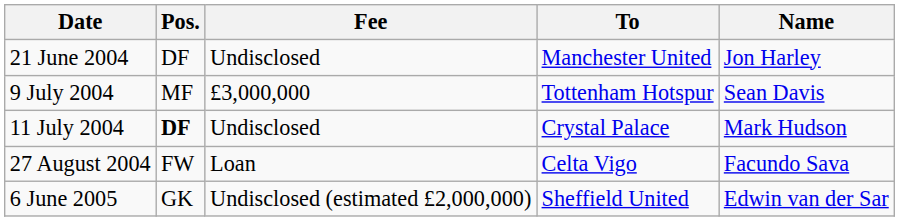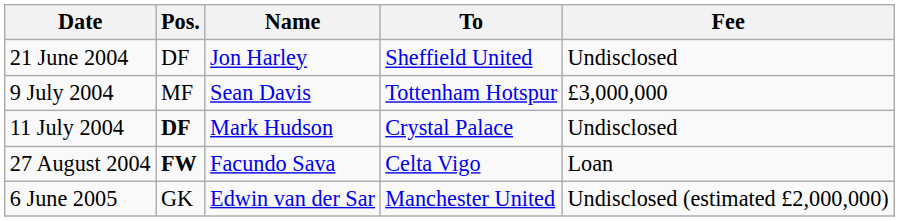columns swapped: (806, 22) <-> (371, 22)
(626, 57) Manchester United -> (459, 57) Sheffield United
(178, 163) normal -> (179, 163) bold
(615, 198) Sheffield United -> (470, 198) Manchester United
